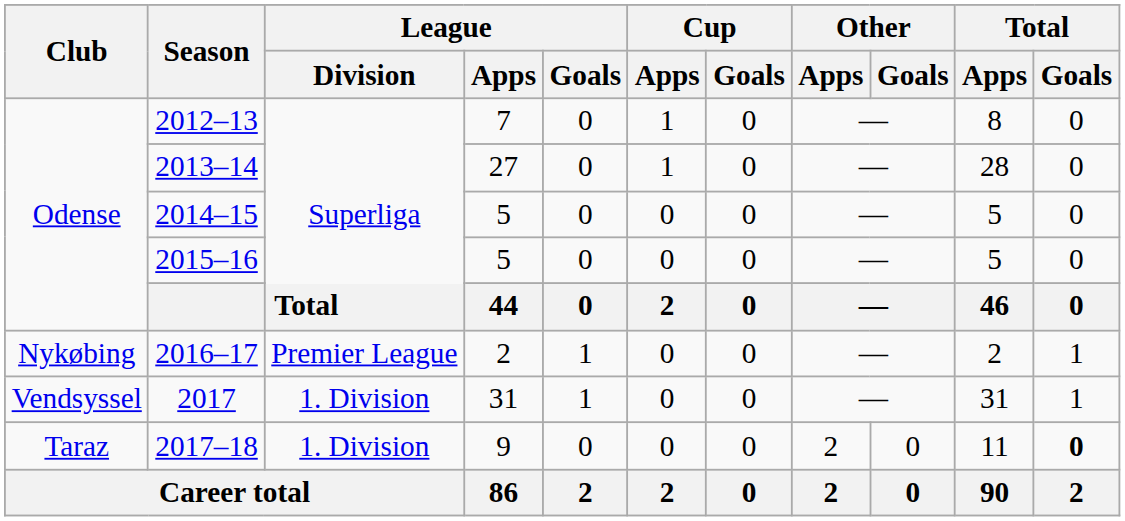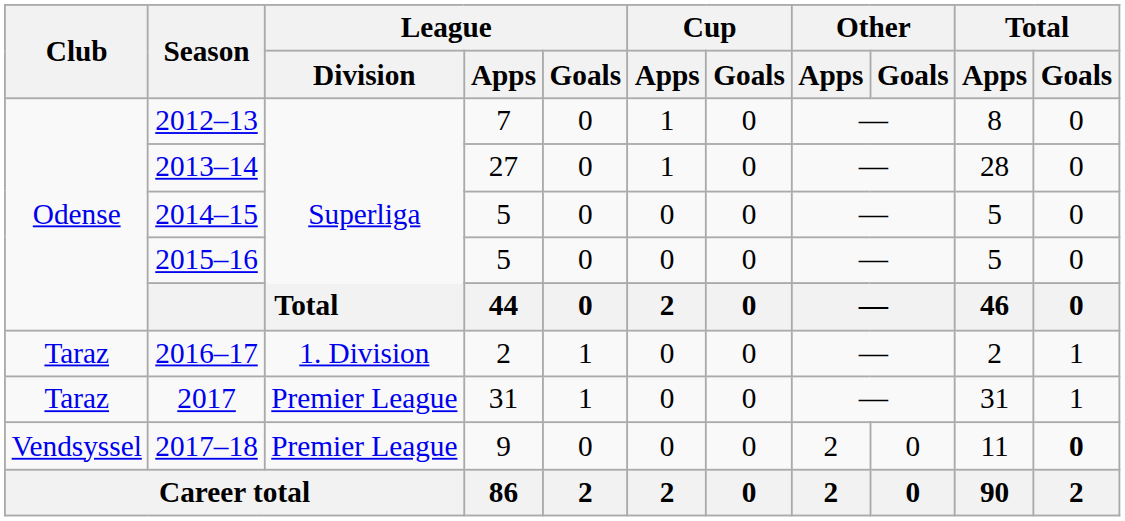(77, 352) Nykøbing -> (77, 352) Taraz
(364, 352) Premier League -> (364, 352) 1. Division
(77, 399) Vendsyssel -> (77, 399) Taraz
(364, 399) 1. Division -> (364, 399) Premier League
(77, 445) Taraz -> (77, 445) Vendsyssel
(364, 445) 1. Division -> (364, 445) Premier League
